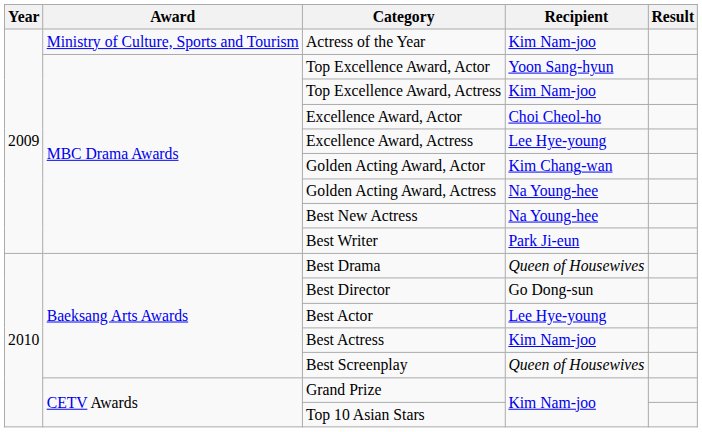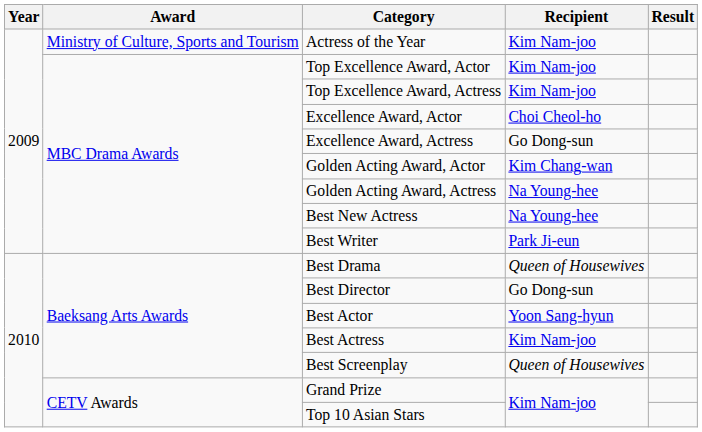(561, 66) Yoon Sang-hyun -> (552, 66) Kim Nam-joo
(557, 141) Lee Hye-young -> (551, 141) Go Dong-sun
(557, 315) Lee Hye-young -> (561, 315) Yoon Sang-hyun
